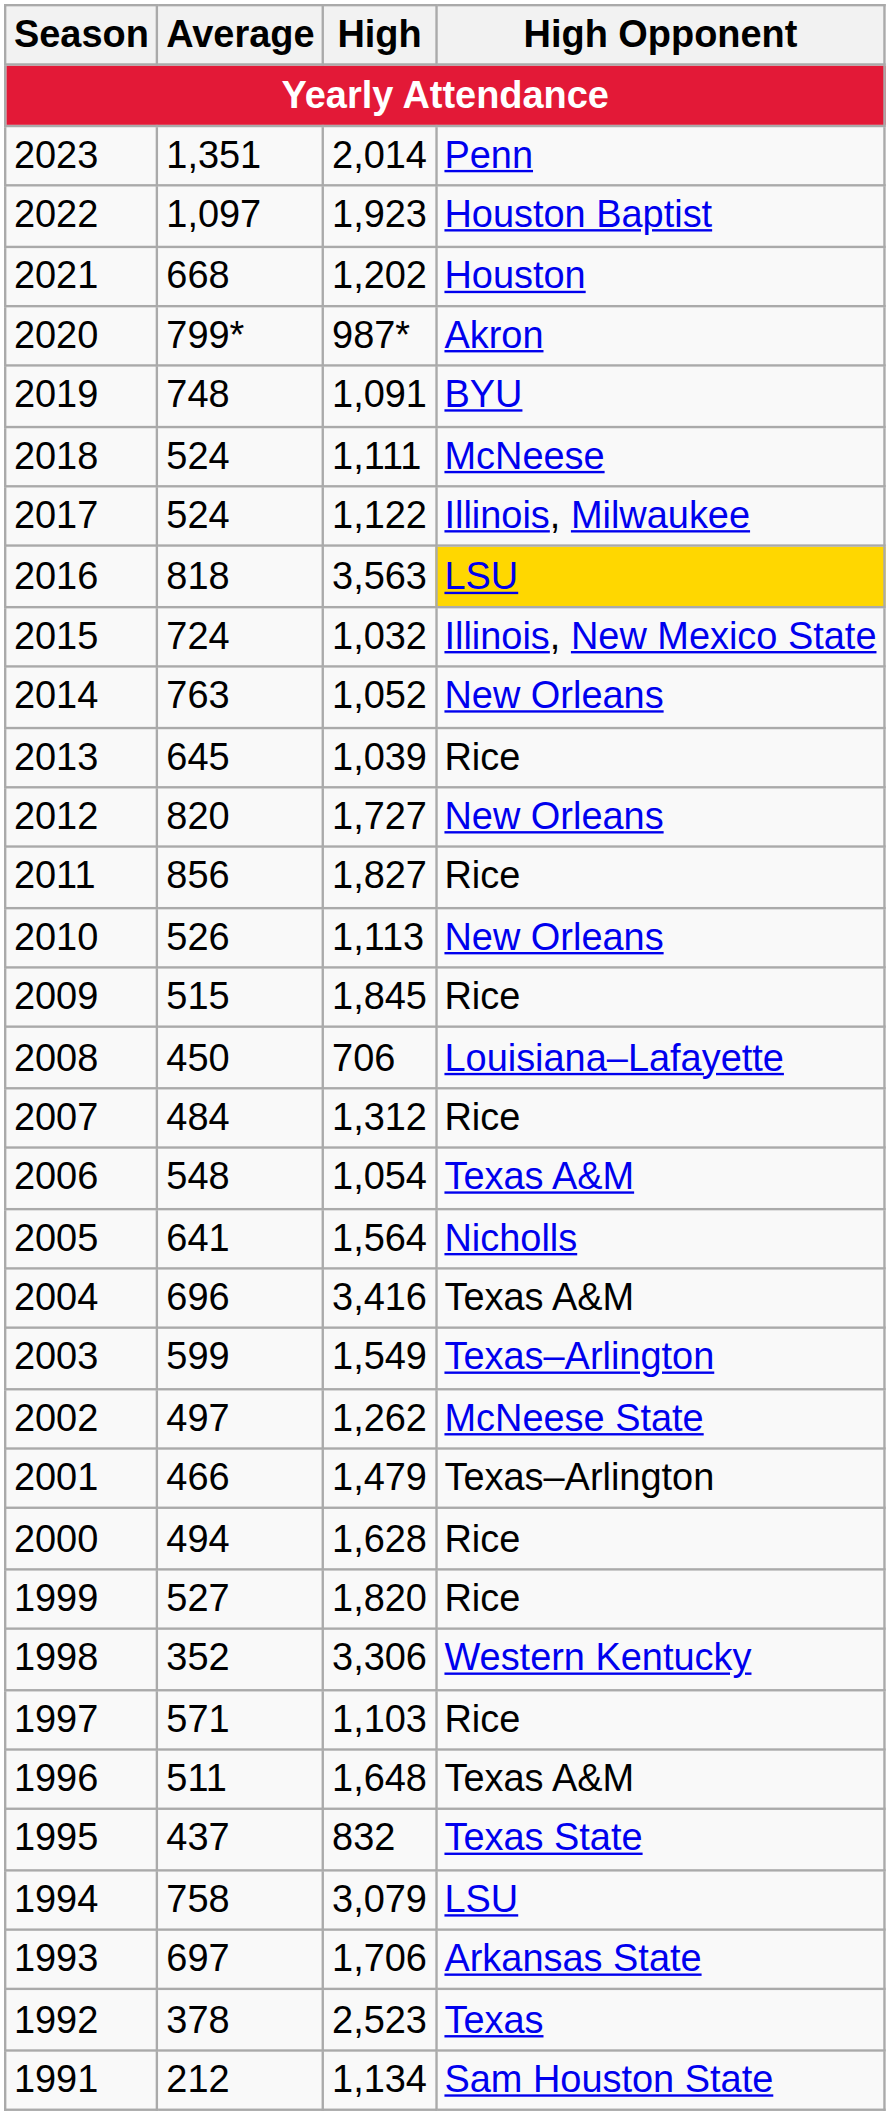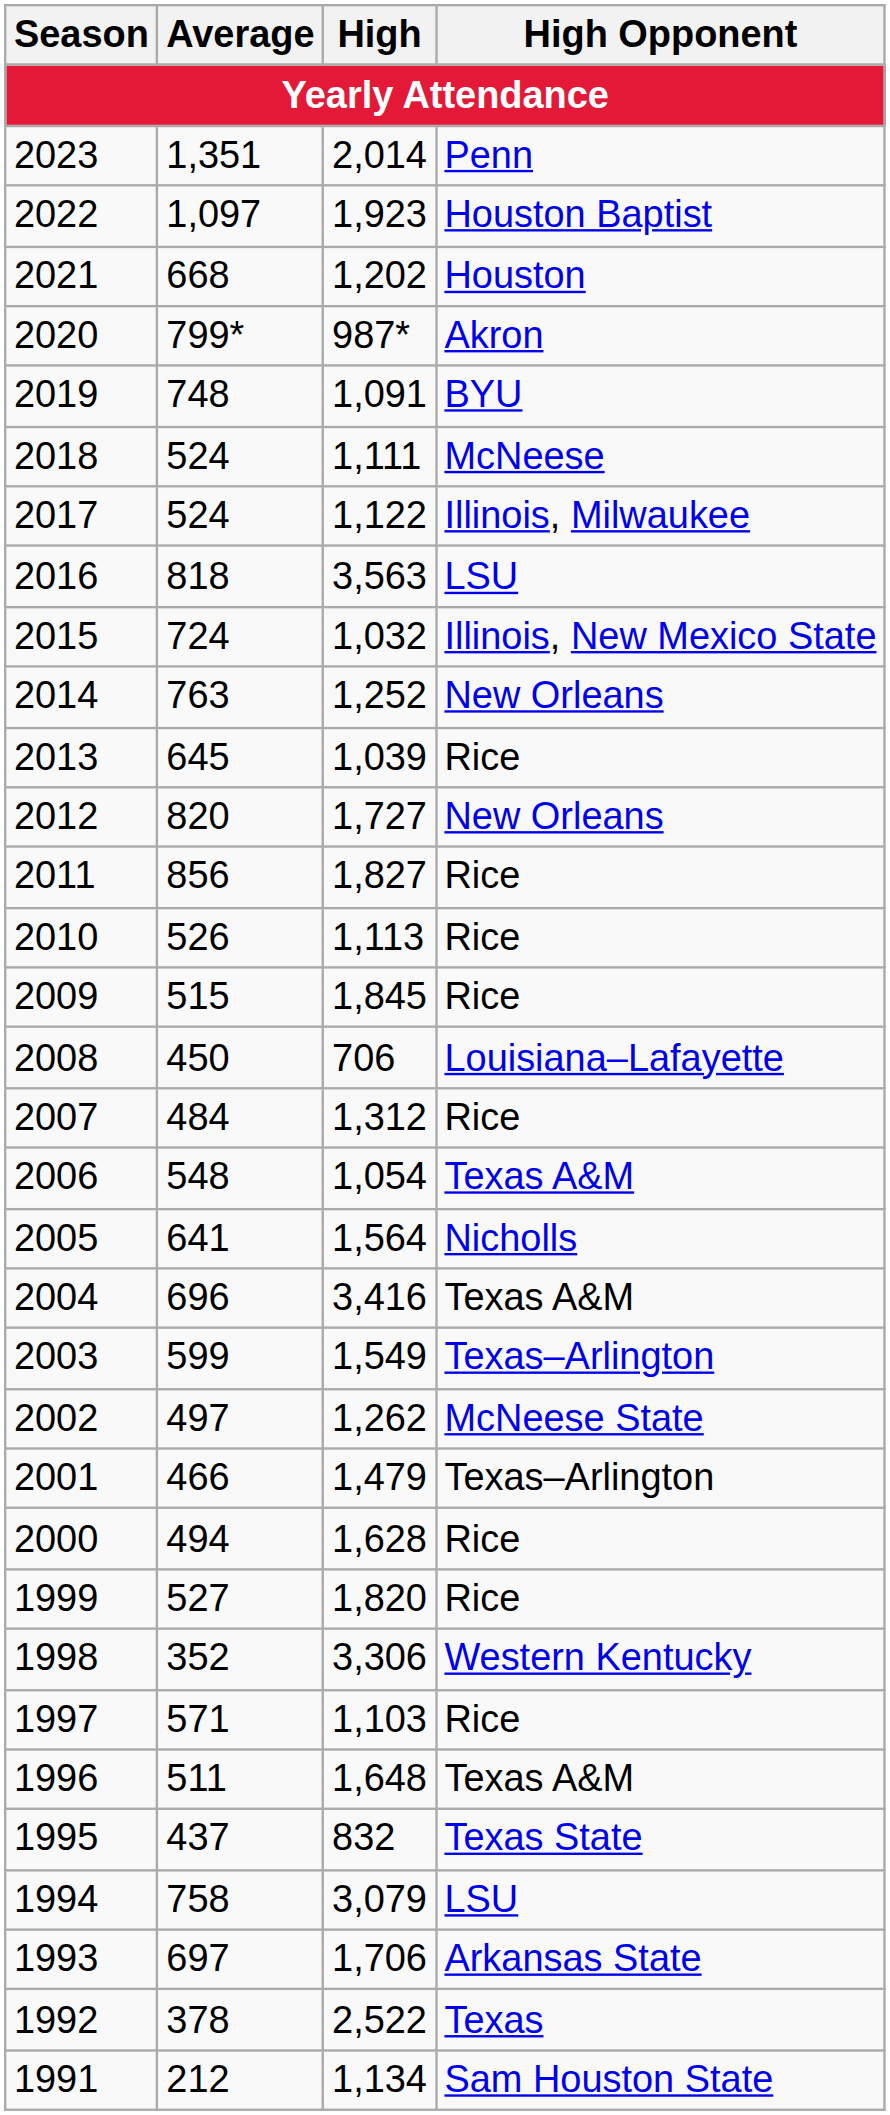(481, 575) gold background -> (481, 575) no background
(380, 696) 1,052 -> (380, 696) 1,252
(554, 936) New Orleans -> (482, 936) Rice
(380, 2019) 2,523 -> (380, 2019) 2,522
